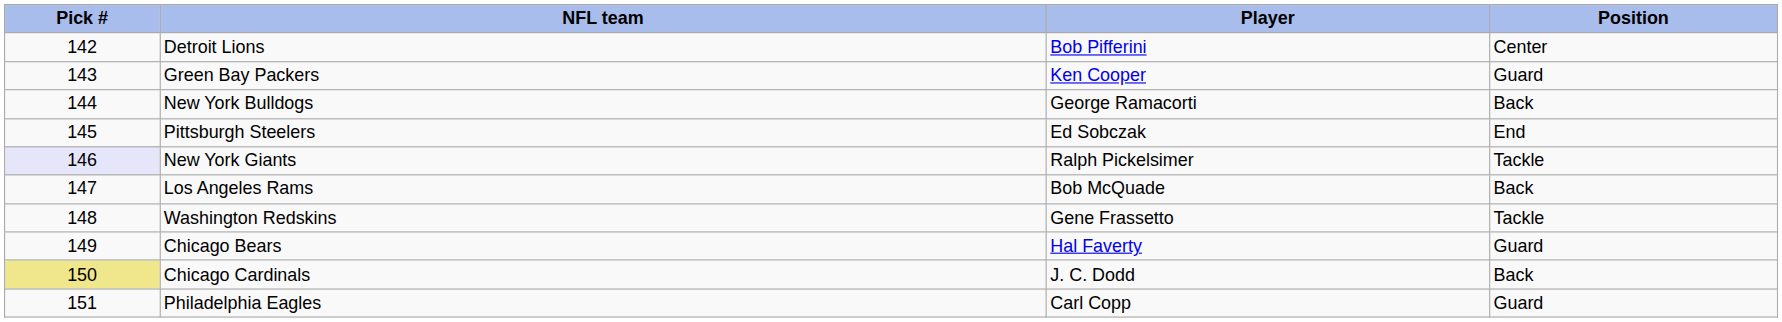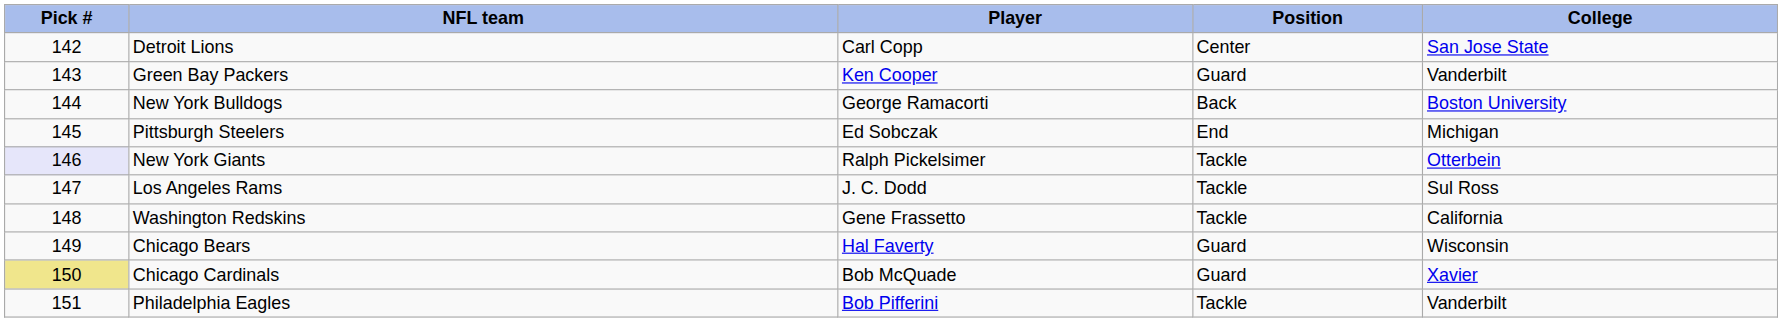+ column: (1600, 18)
(1098, 47) Bob Pifferini -> (882, 47) Carl Copp
(1108, 189) Bob McQuade -> (884, 189) J. C. Dodd
(1513, 189) Back -> (1222, 189) Tackle
(1093, 274) J. C. Dodd -> (899, 274) Bob McQuade
(1513, 274) Back -> (1221, 274) Guard
(1091, 302) Carl Copp -> (890, 302) Bob Pifferini
(1518, 302) Guard -> (1222, 302) Tackle
